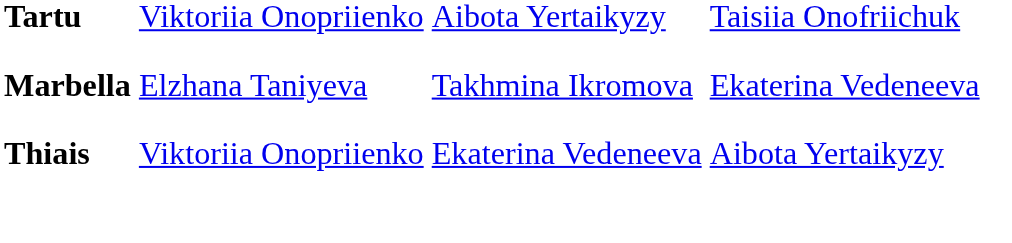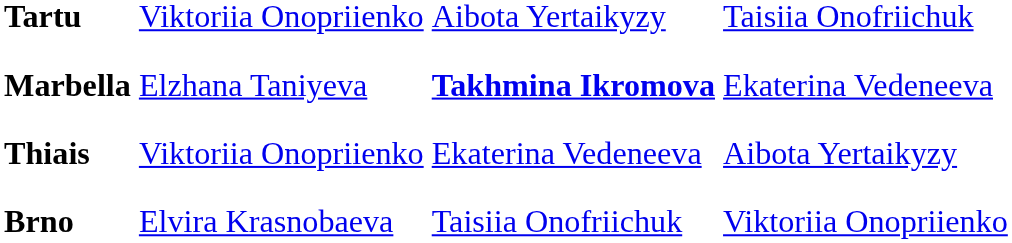(562, 85) normal -> (573, 85) bold
+ row: (39, 221)
